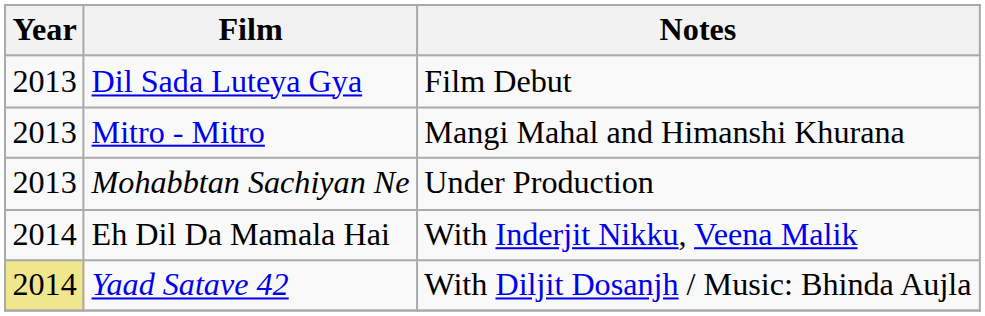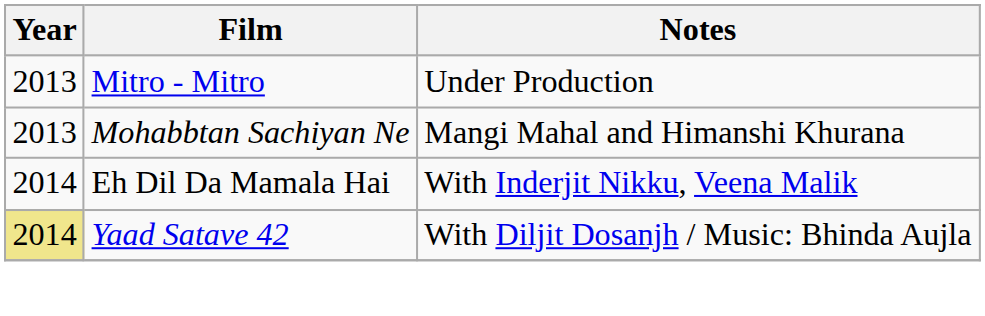- row: (227, 81)
(665, 132) Mangi Mahal and Himanshi Khurana -> (539, 81) Under Production
(539, 183) Under Production -> (665, 132) Mangi Mahal and Himanshi Khurana
